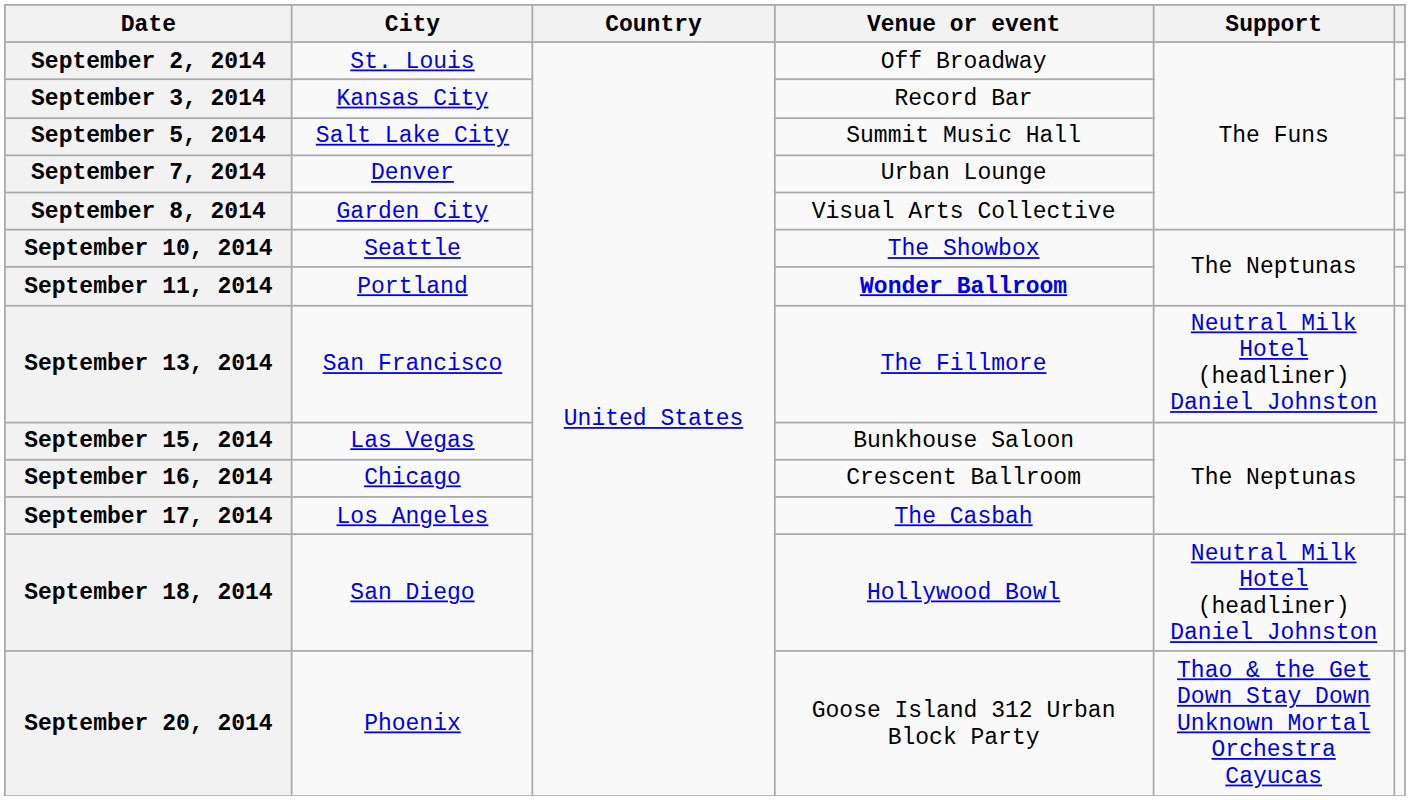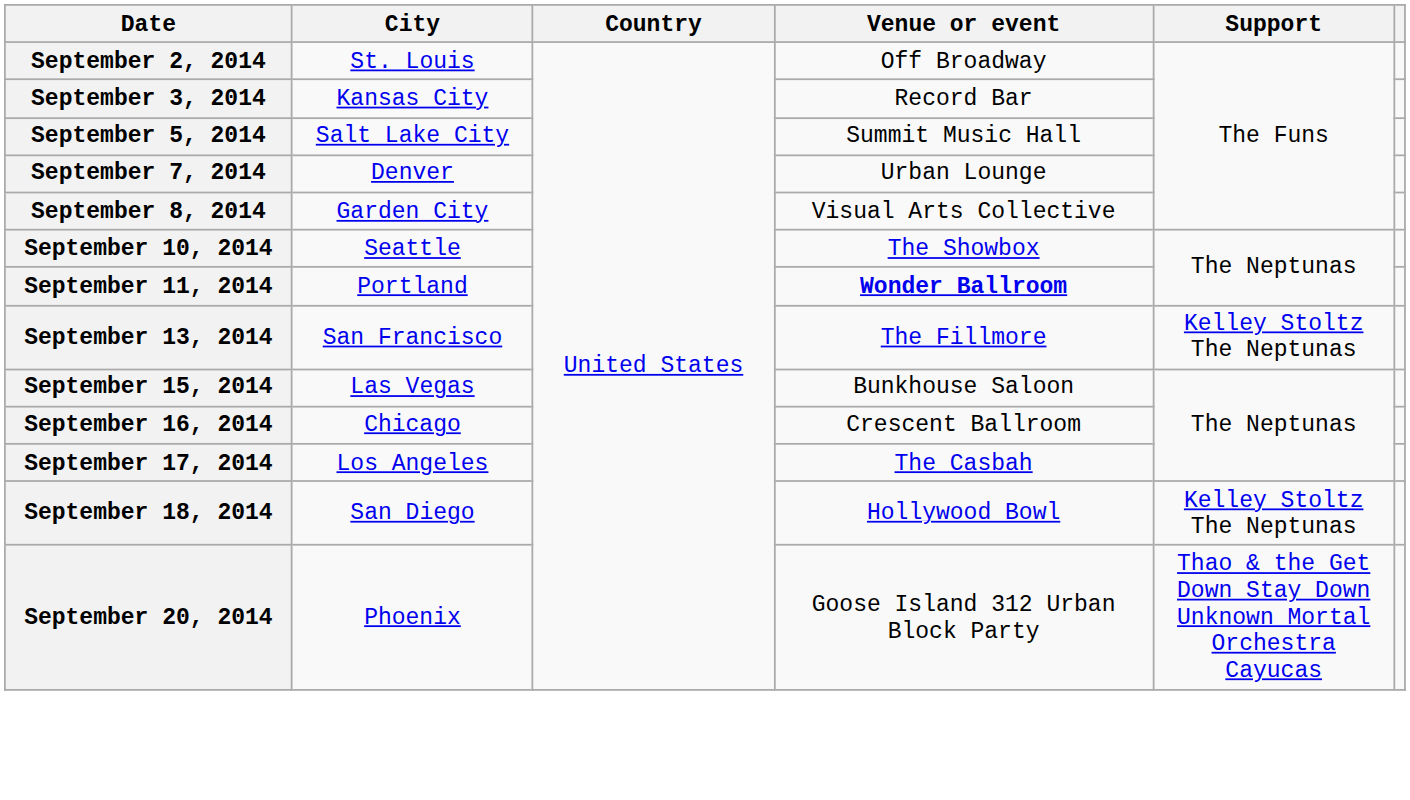(1274, 363) Neutral Milk Hotel (headliner) Daniel Johnston -> (1274, 337) Kelley Stoltz The Neptunas
(1274, 593) Neutral Milk Hotel (headliner) Daniel Johnston -> (1274, 513) Kelley Stoltz The Neptunas
